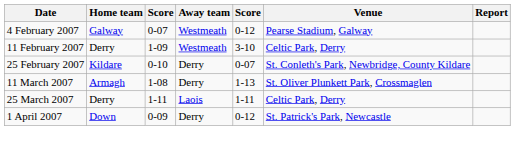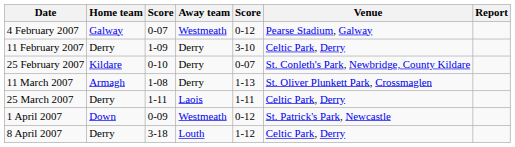(203, 47) Westmeath -> (191, 47) Derry
(191, 116) Derry -> (203, 116) Westmeath
+ row: (34, 133)
